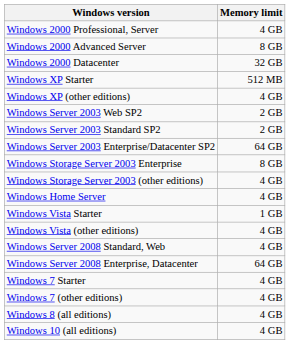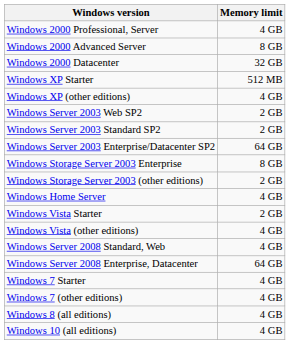(271, 180) 4 GB -> (271, 180) 2 GB
(271, 213) 1 GB -> (271, 213) 2 GB
